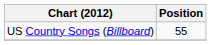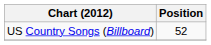(181, 31) 55 -> (181, 31) 52
